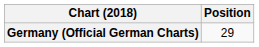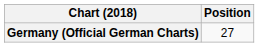(227, 32) 29 -> (227, 32) 27
